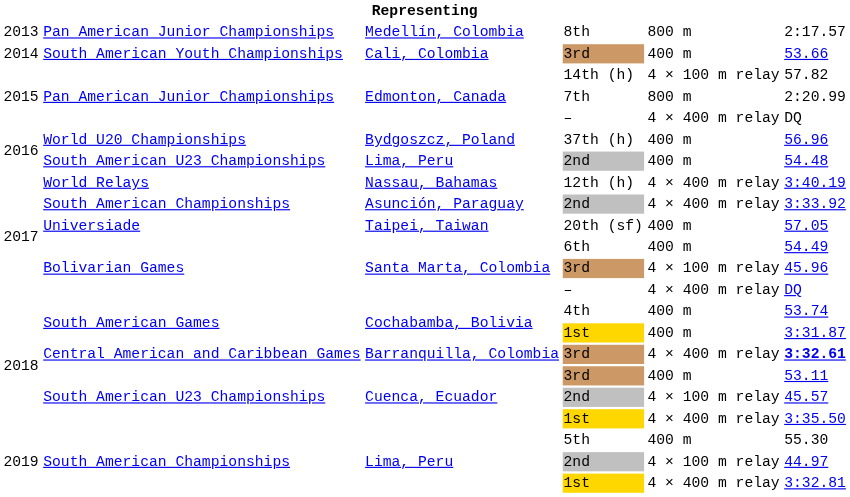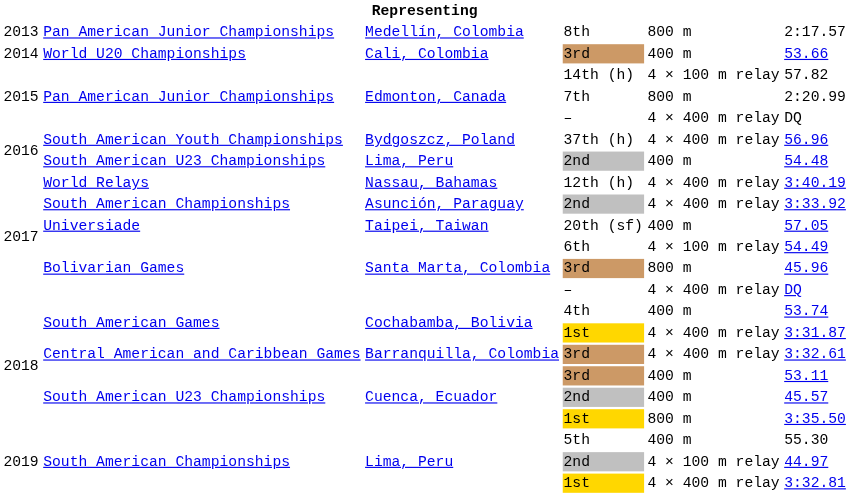(193, 54) South American Youth Championships -> (145, 54) World U20 Championships
(145, 140) World U20 Championships -> (193, 140) South American Youth Championships
(669, 140) 400 m -> (714, 140) 4 × 400 m relay
(669, 247) 400 m -> (714, 247) 4 × 100 m relay
(714, 269) 4 × 100 m relay -> (669, 269) 800 m
(669, 333) 400 m -> (714, 333) 4 × 400 m relay
(815, 354) bold -> (815, 354) normal
(714, 397) 4 × 100 m relay -> (669, 397) 400 m
(714, 419) 4 × 400 m relay -> (669, 419) 800 m
